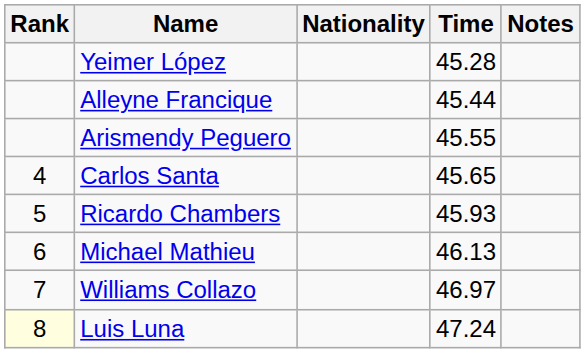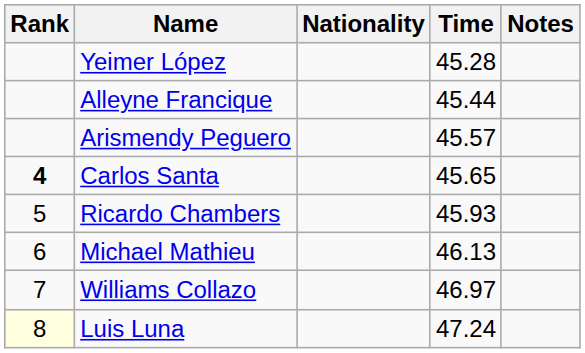(466, 138) 45.55 -> (466, 138) 45.57
(40, 176) normal -> (40, 176) bold
